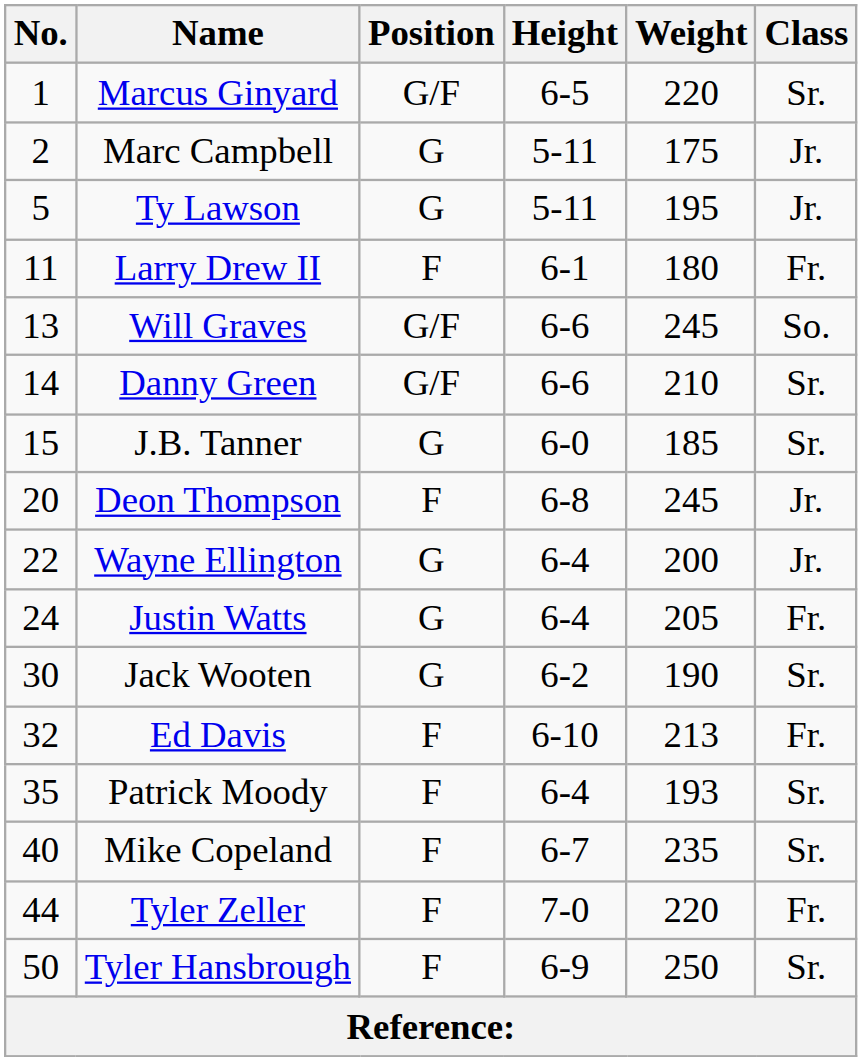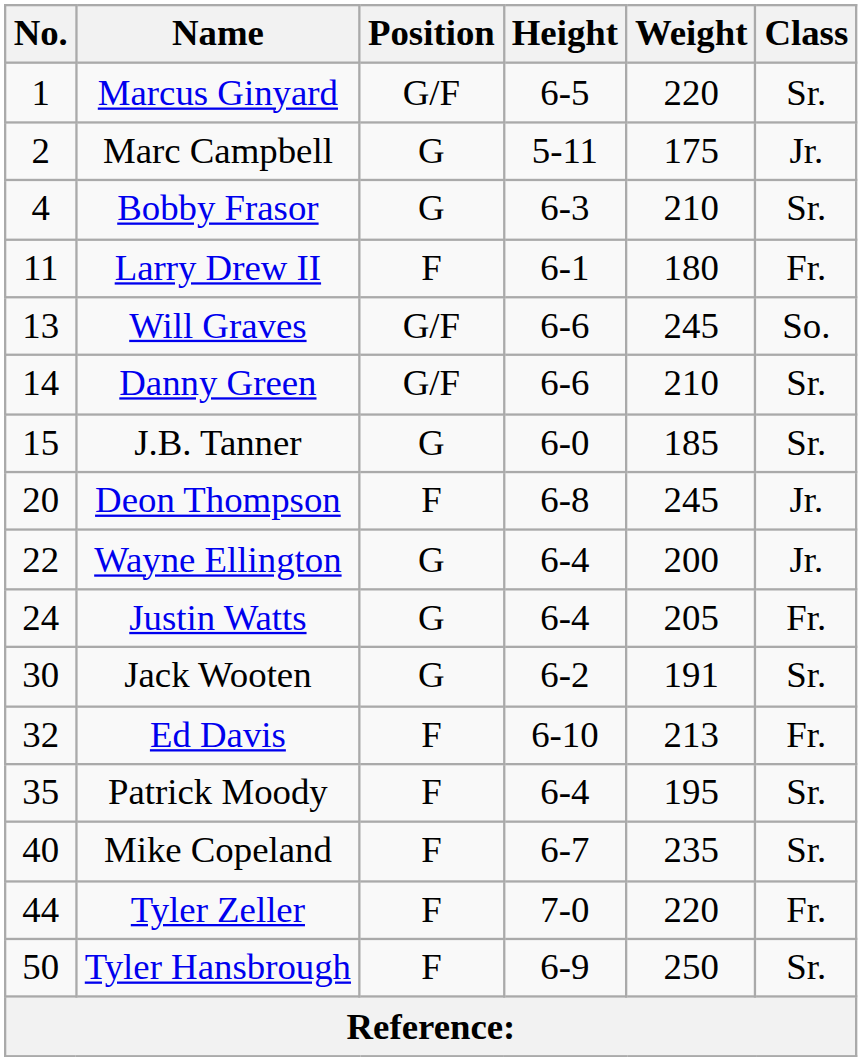+ row: (218, 208)
- row: (218, 208)
(691, 675) 190 -> (691, 675) 191
(691, 792) 193 -> (691, 792) 195
